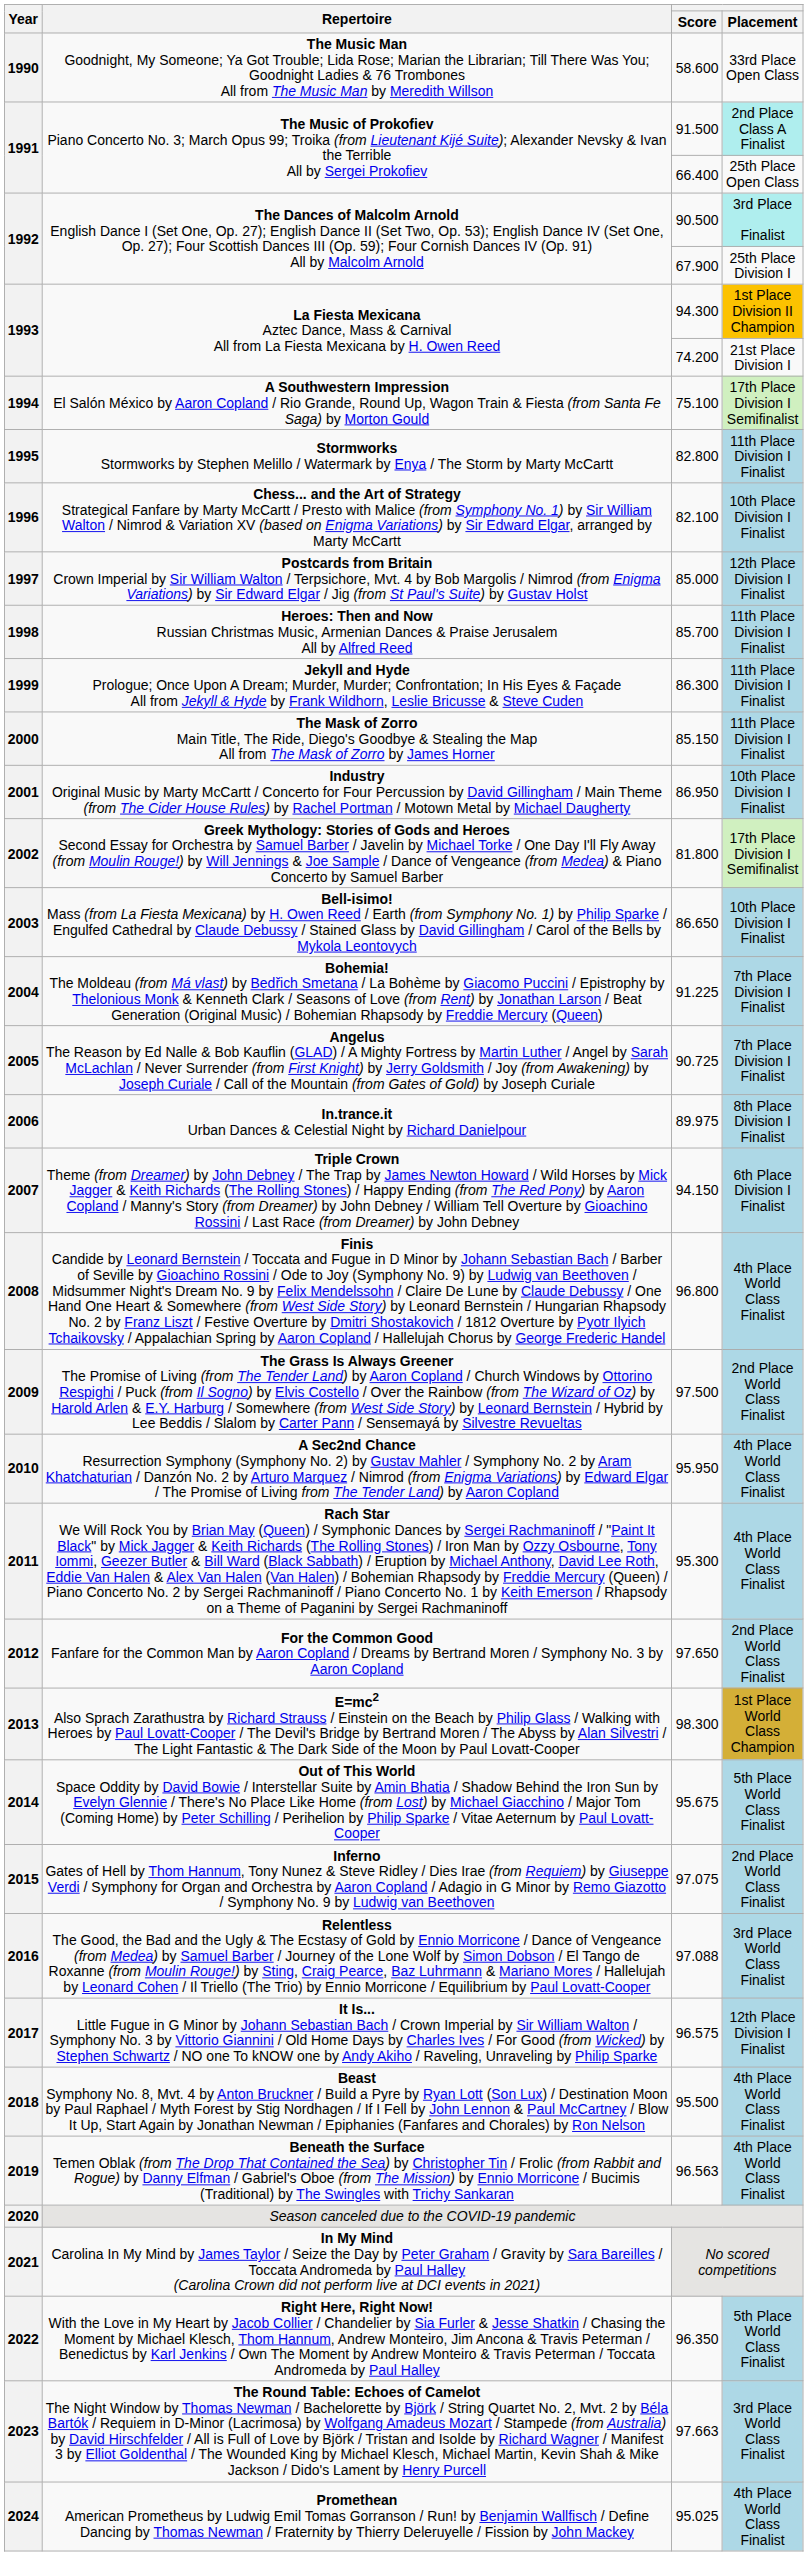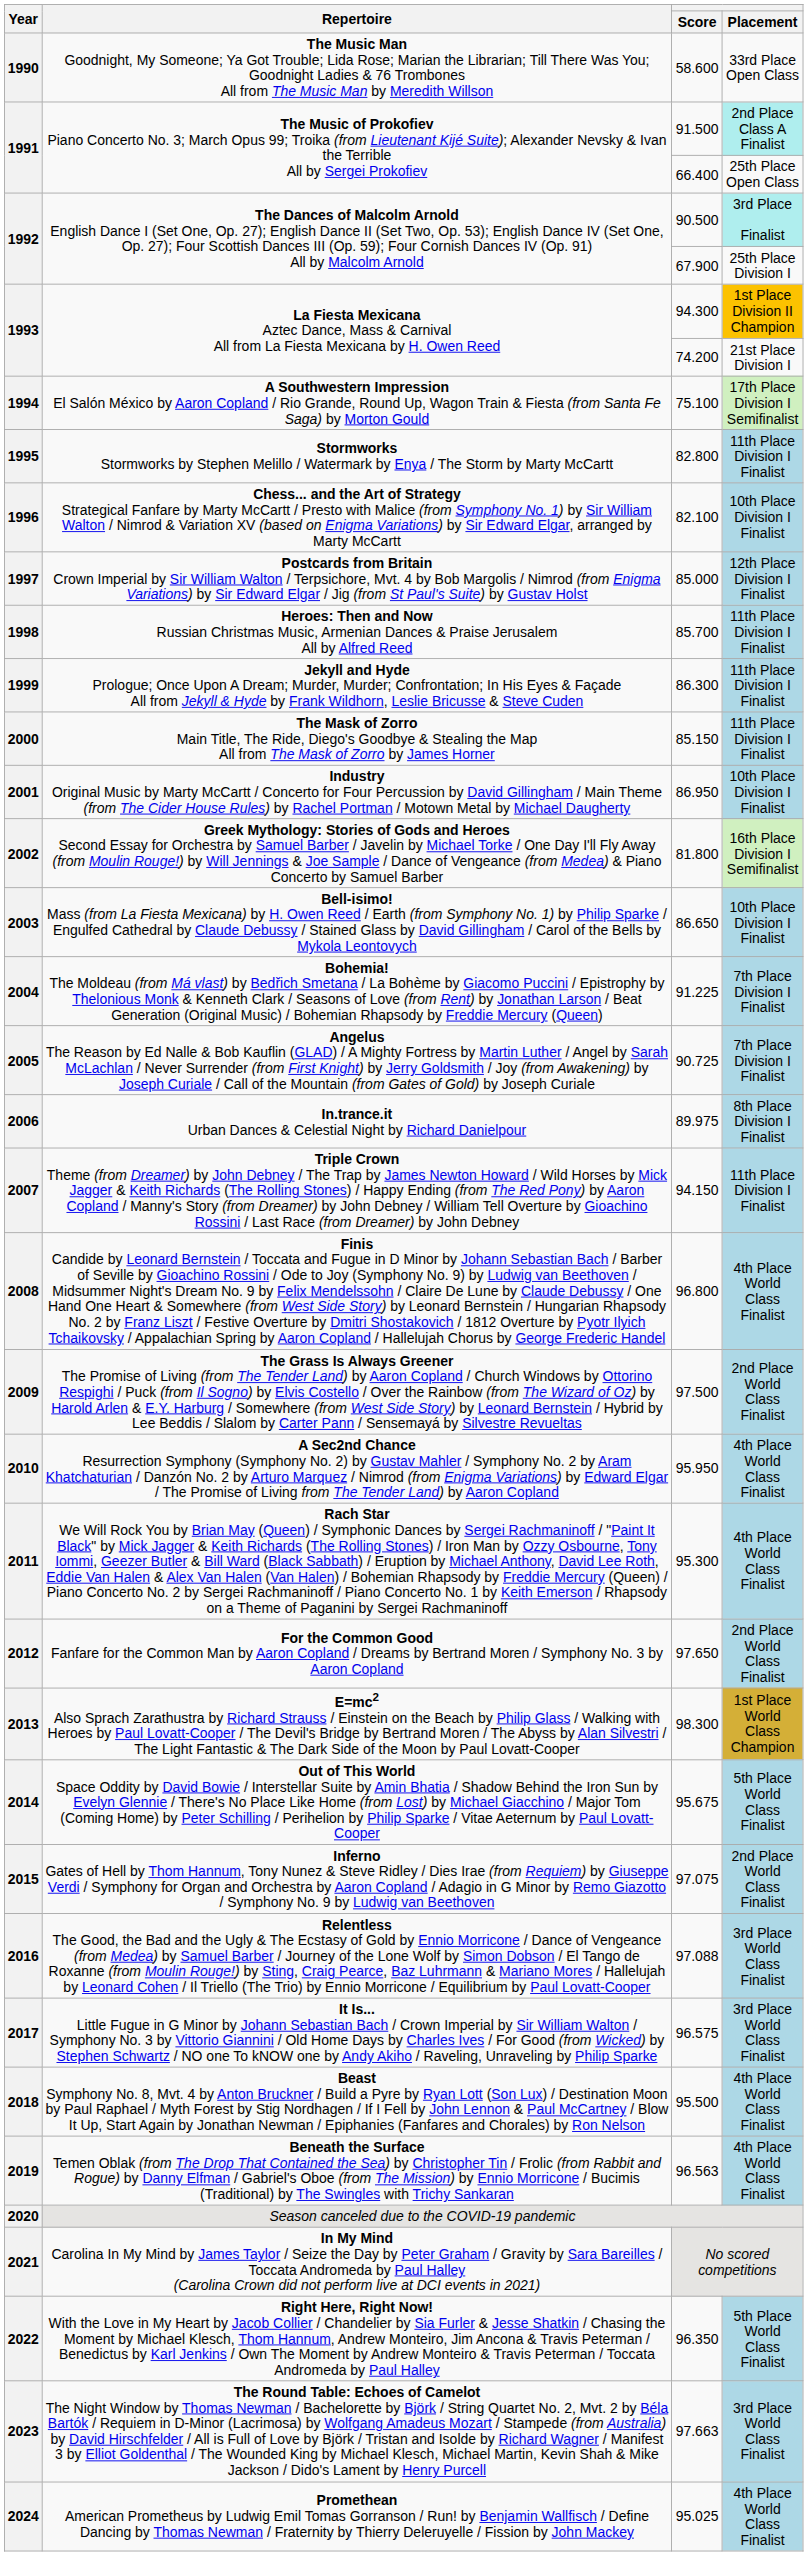(763, 853) 17th Place Division I Semifinalist -> (763, 853) 16th Place Division I Semifinalist
(763, 1191) 6th Place Division I Finalist -> (763, 1191) 11th Place Division I Finalist
(763, 2033) 12th Place Division I Finalist -> (763, 2033) 3rd Place World Class Finalist
